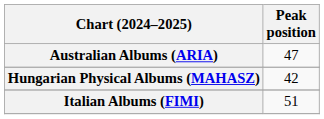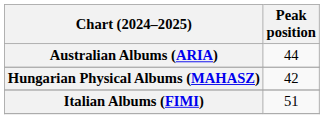(291, 55) 47 -> (291, 55) 44
